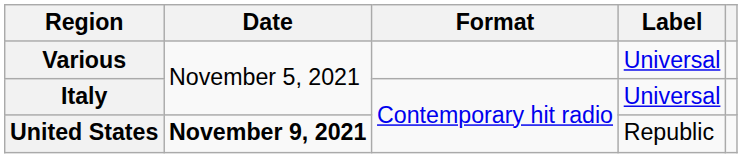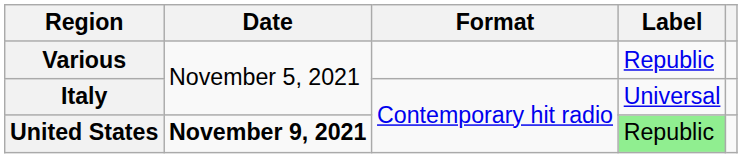(672, 59) Universal -> (669, 59) Republic
(669, 133) no background -> (669, 133) lightgreen background
